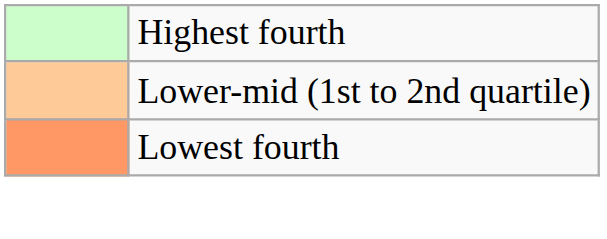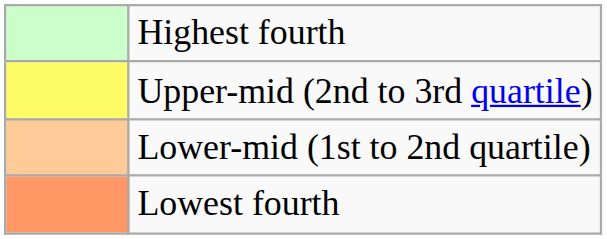+ row: (365, 89)
